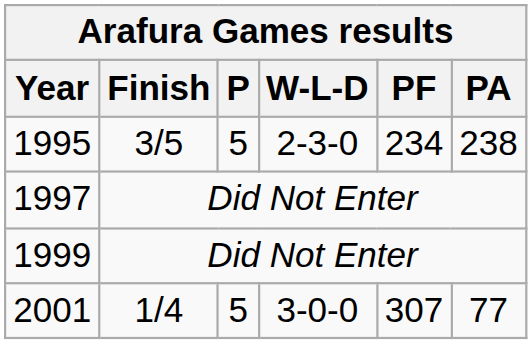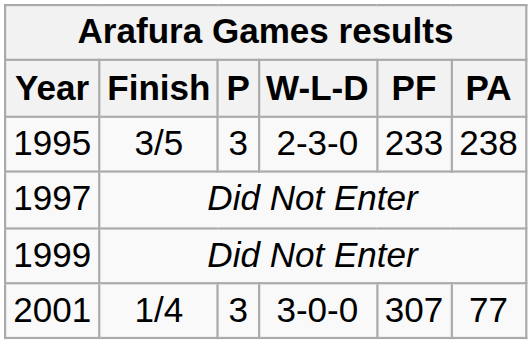(238, 143) 5 -> (238, 143) 3
(414, 143) 234 -> (414, 143) 233
(238, 310) 5 -> (238, 310) 3
